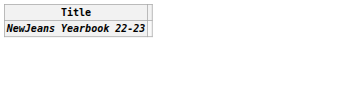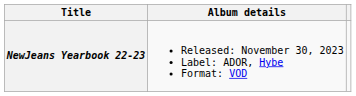+ column: (247, 13)
